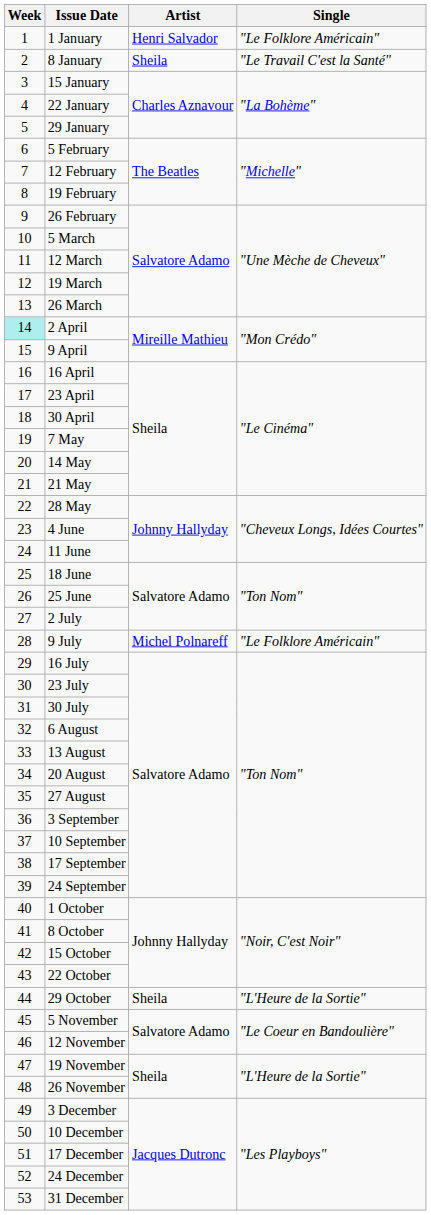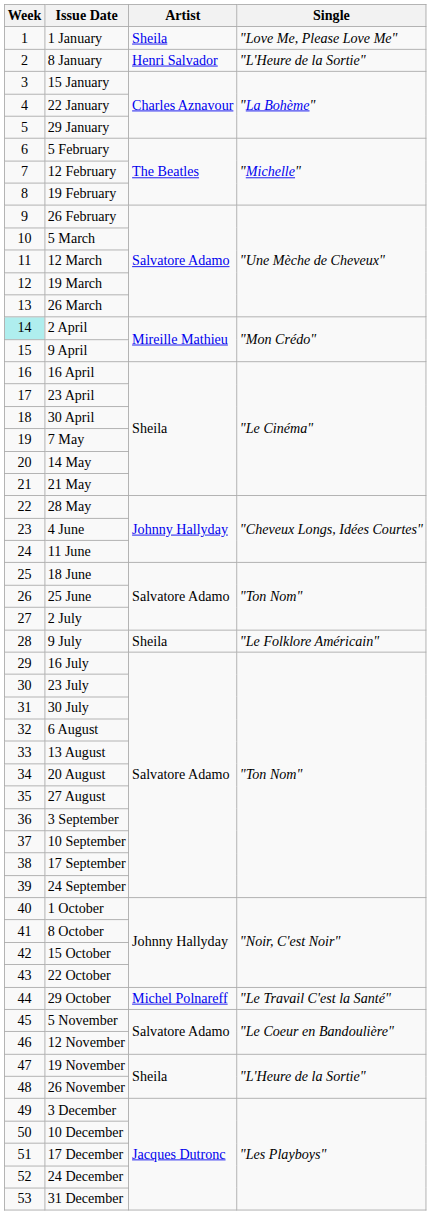(175, 37) Henri Salvador -> (150, 37) Sheila
(310, 37) "Le Folklore Américain" -> (319, 37) "Love Me, Please Love Me"
(150, 60) Sheila -> (175, 60) Henri Salvador
(315, 60) "Le Travail C'est la Santé" -> (303, 60) "L'Heure de la Sortie"
(180, 640) Michel Polnareff -> (150, 640) Sheila
(150, 998) Sheila -> (180, 998) Michel Polnareff
(303, 998) "L'Heure de la Sortie" -> (315, 998) "Le Travail C'est la Santé"
